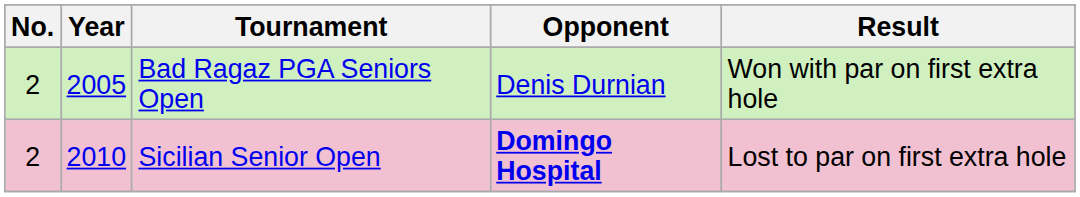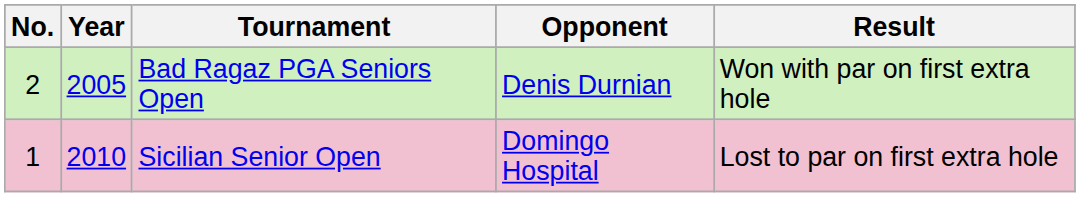(33, 156) 2 -> (33, 156) 1
(554, 156) bold -> (556, 156) normal
